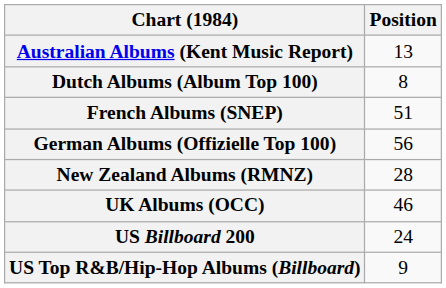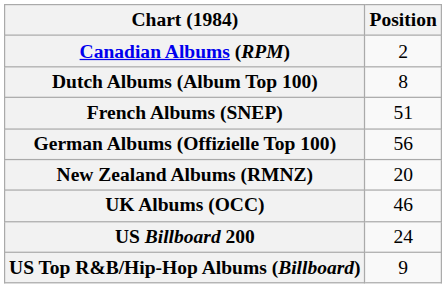- row: (185, 50)
+ row: (185, 50)
(403, 174) 28 -> (403, 174) 20
